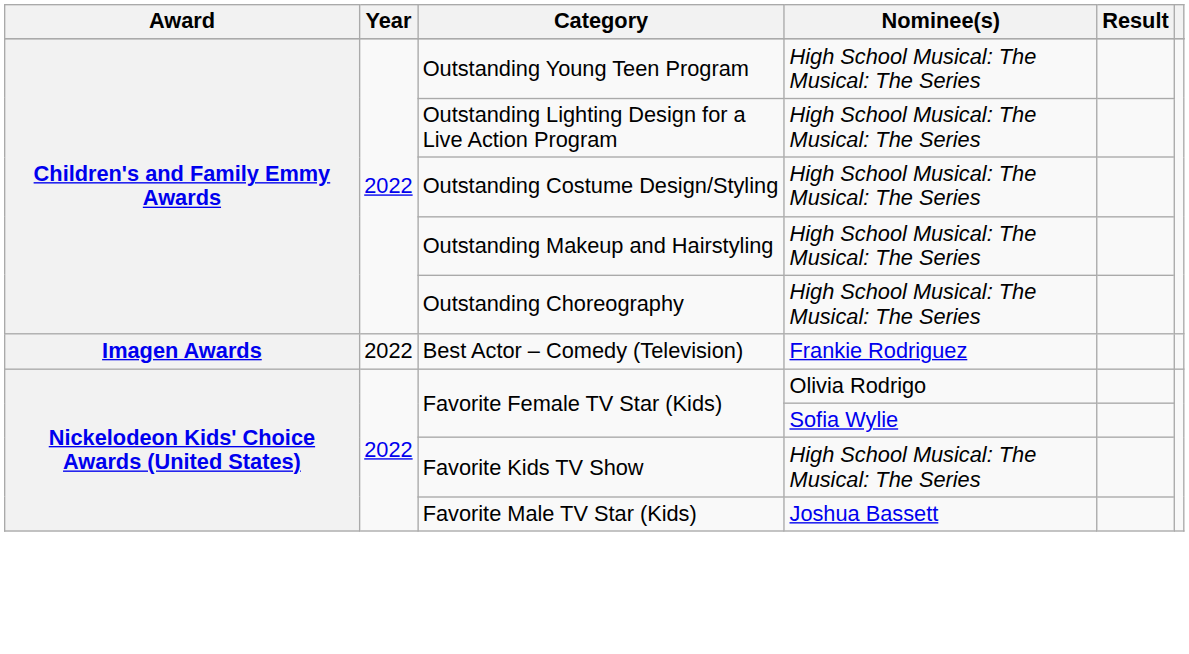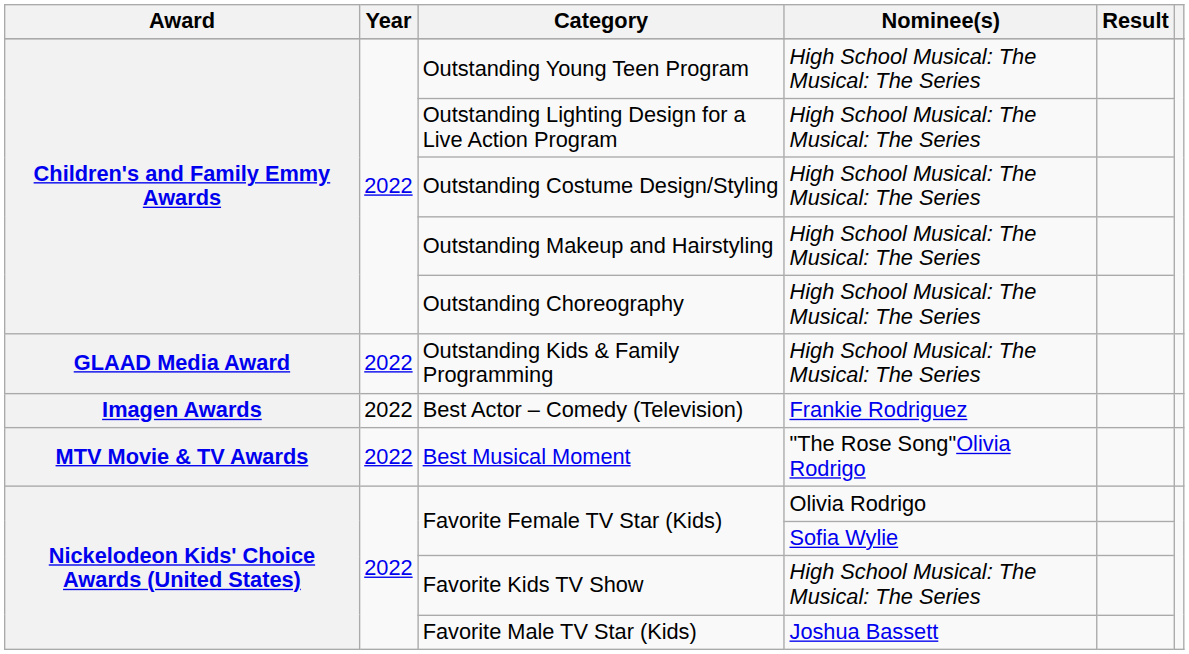+ row: (551, 363)
+ row: (527, 456)
